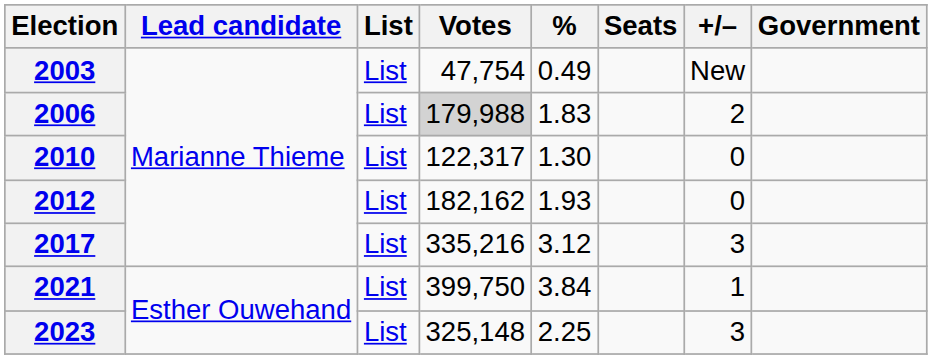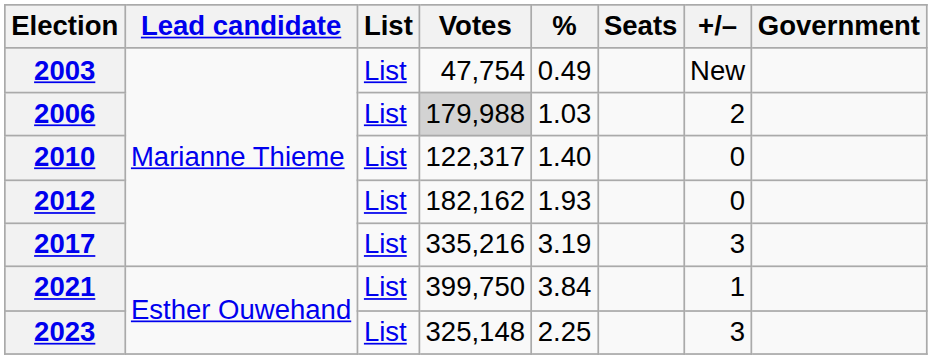(564, 113) 1.83 -> (564, 113) 1.03
(564, 157) 1.30 -> (564, 157) 1.40
(564, 244) 3.12 -> (564, 244) 3.19
